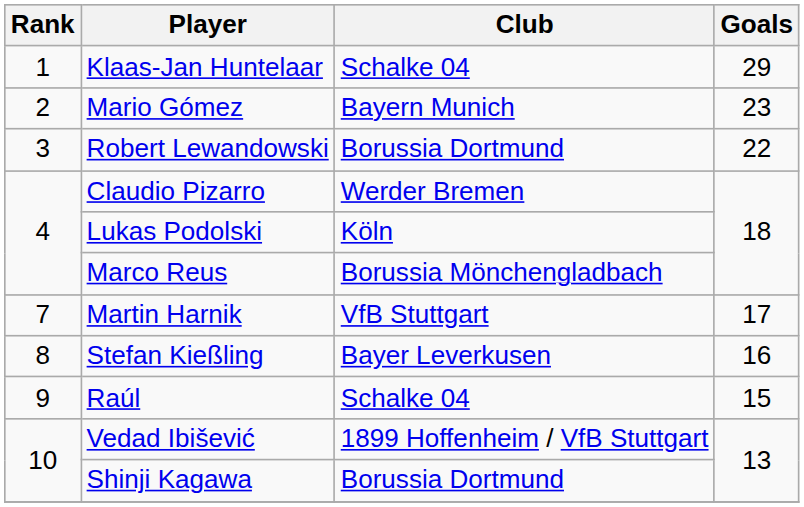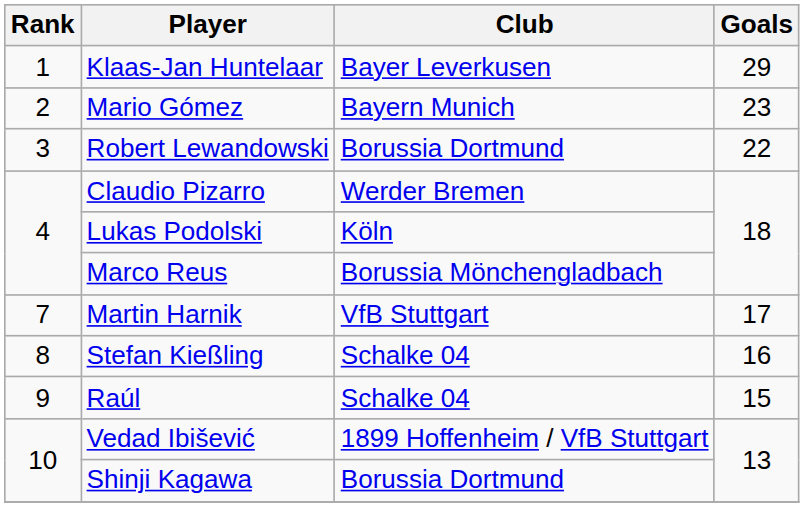(405, 66) Schalke 04 -> (446, 66) Bayer Leverkusen
(446, 356) Bayer Leverkusen -> (405, 356) Schalke 04
